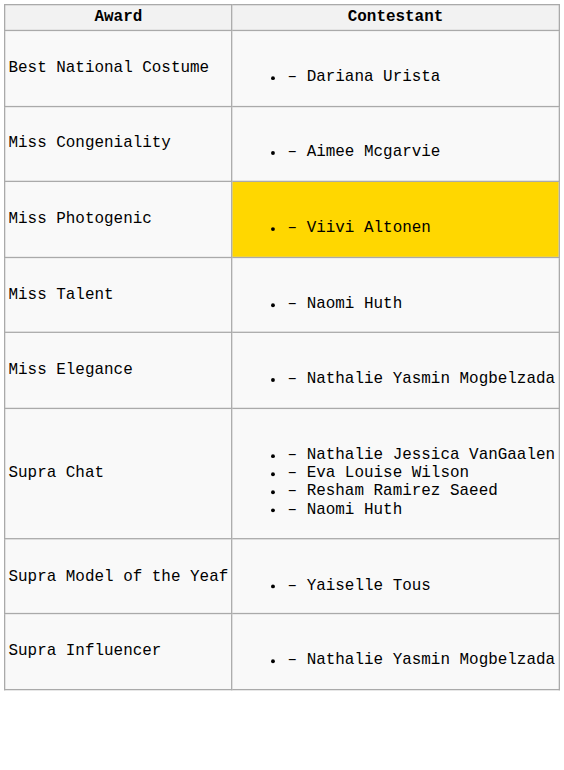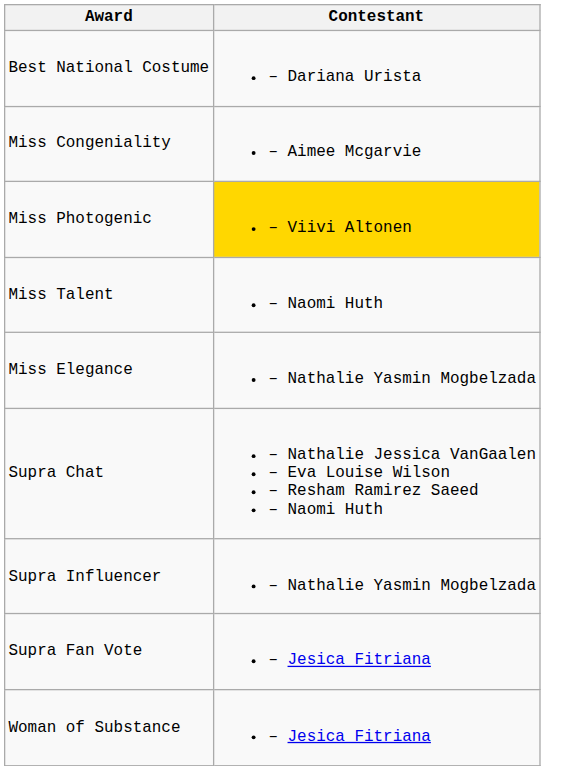- row: (118, 576)
+ row: (75, 652)
+ row: (94, 728)
